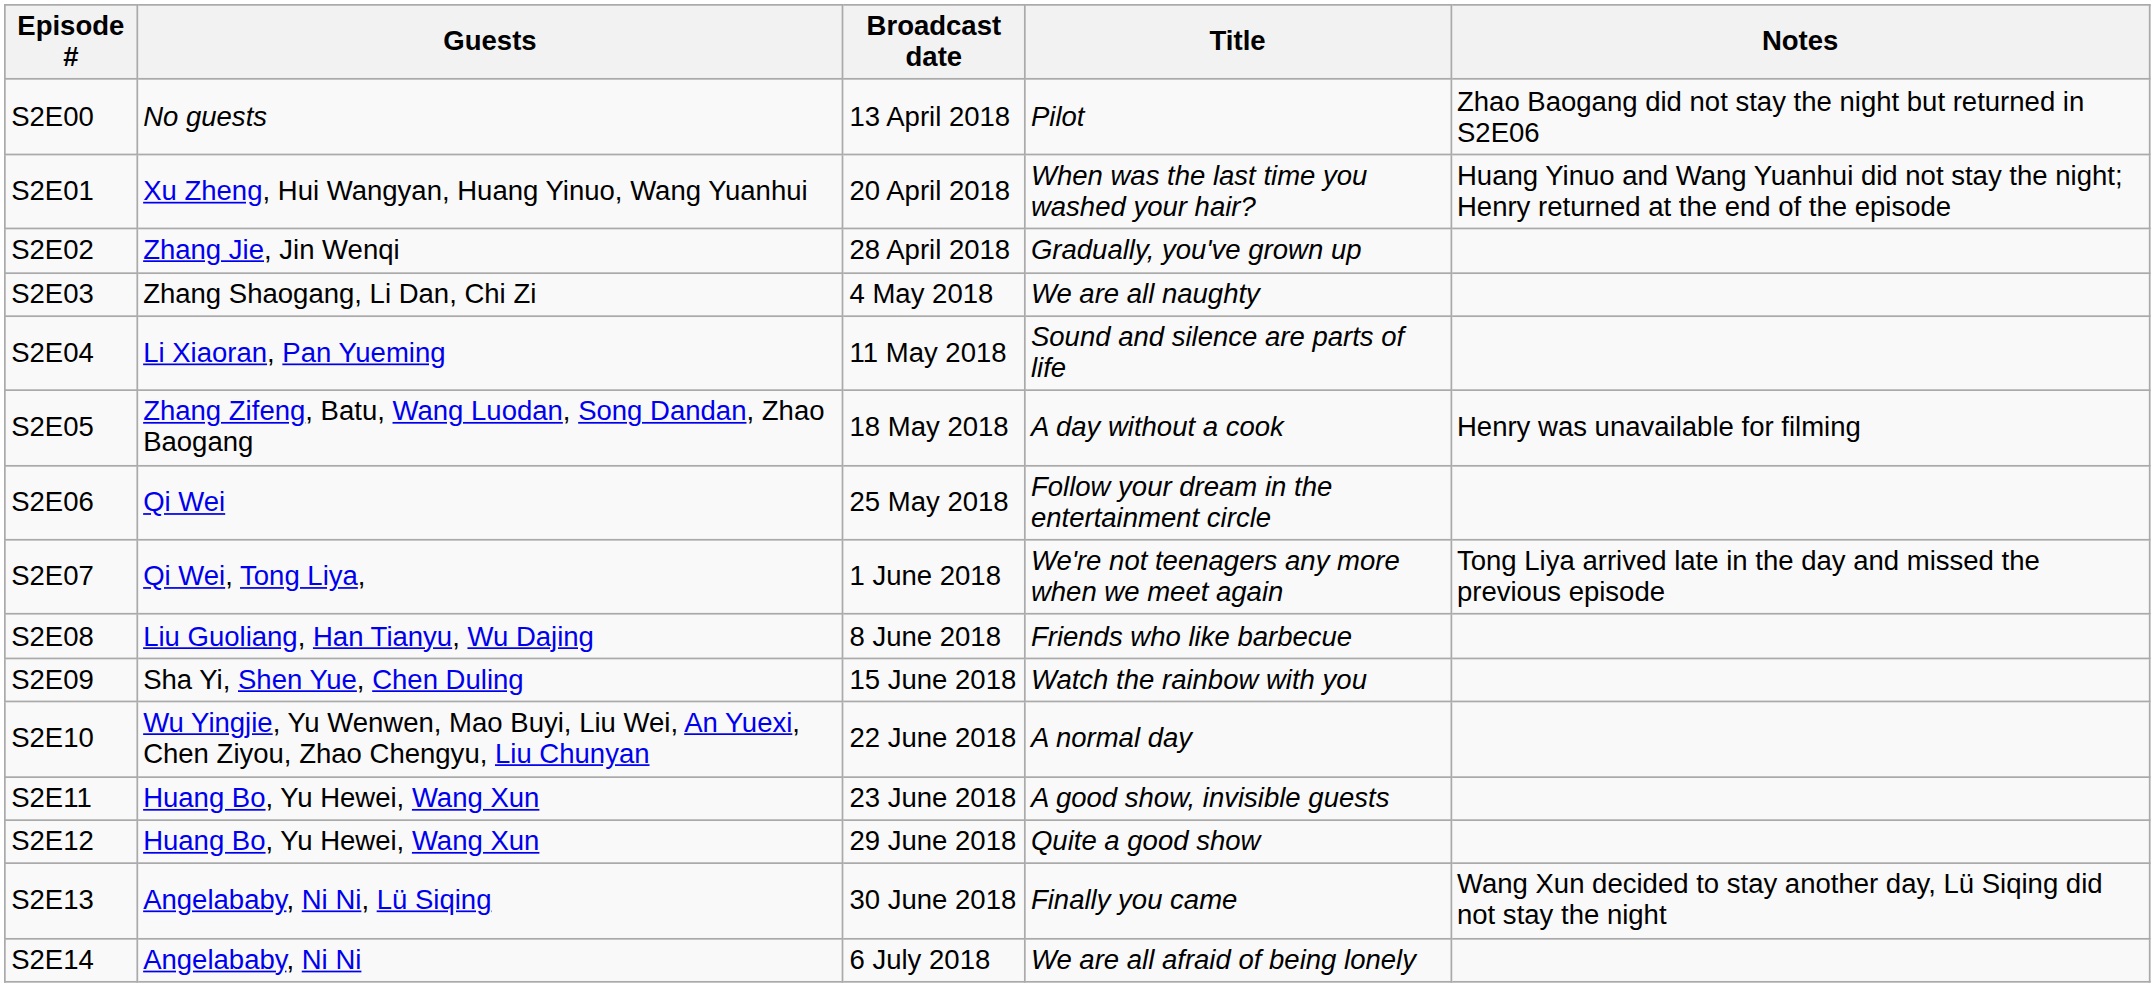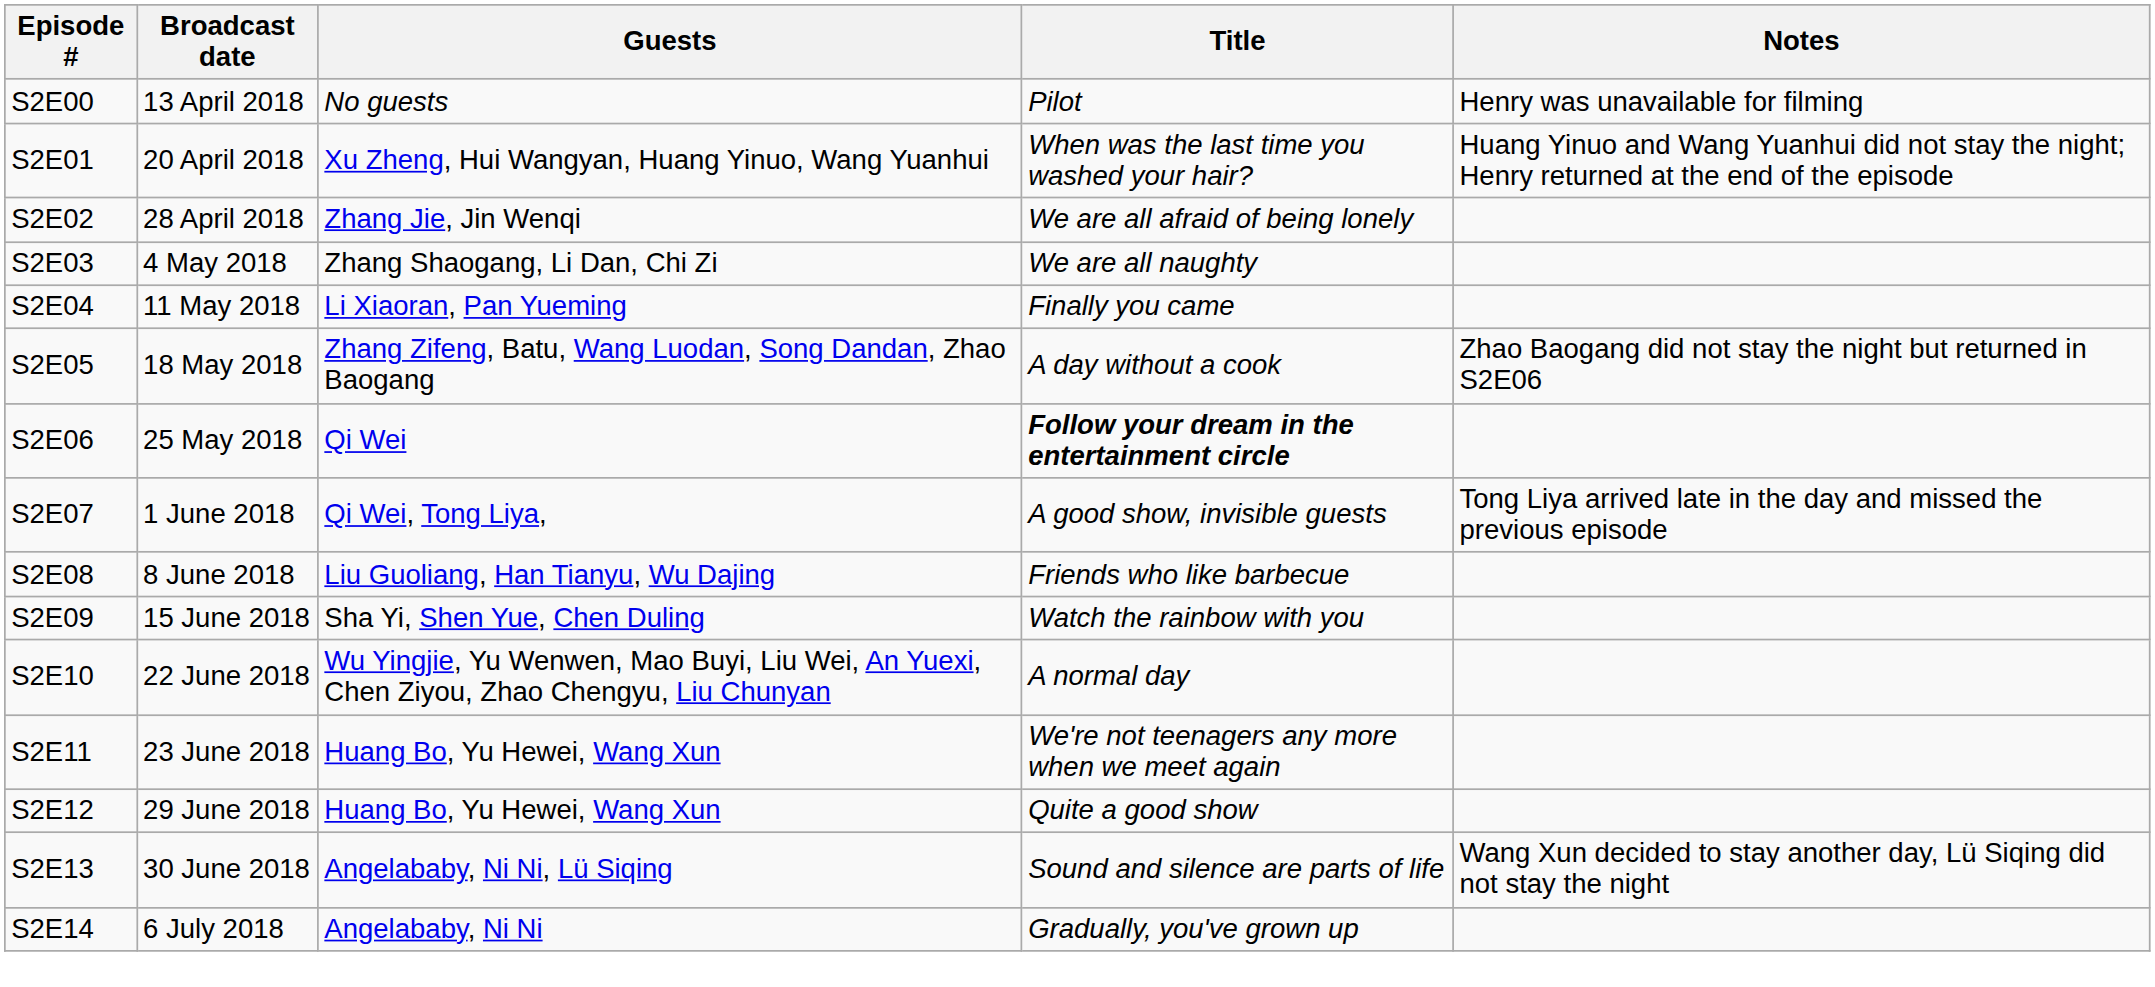columns swapped: (934, 41) <-> (490, 41)
(1771, 116) Zhao Baogang did not stay the night but returned in S2E06 -> (1661, 100) Henry was unavailable for filming
(1196, 250) Gradually, you've grown up -> (1221, 219) We are all afraid of being lonely
(1218, 352) Sound and silence are parts of life -> (1131, 306) Finally you came
(1659, 427) Henry was unavailable for filming -> (1773, 365) Zhao Baogang did not stay the night but returned in S2E06
(1182, 502) normal -> (1191, 440) bold
(1215, 576) We're not teenagers any more when we meet again -> (1207, 514) A good show, invisible guests
(1210, 797) A good show, invisible guests -> (1213, 751) We're not teenagers any more when we meet again
(1134, 900) Finally you came -> (1236, 869) Sound and silence are parts of life
(1223, 959) We are all afraid of being lonely -> (1193, 928) Gradually, you've grown up
